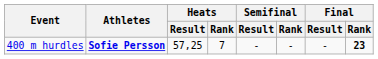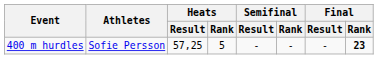(127, 45) bold -> (127, 45) normal
(222, 45) 7 -> (222, 45) 5
